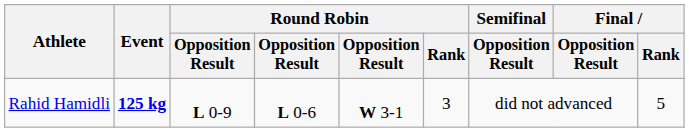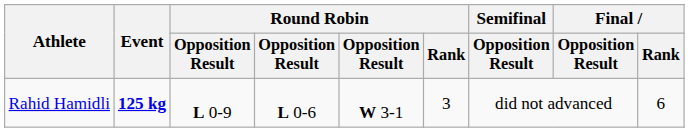(661, 103) 5 -> (661, 103) 6
